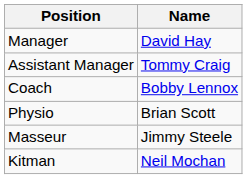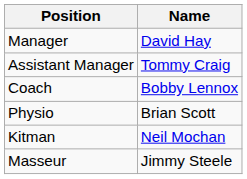rows swapped: (37, 137) <-> (32, 161)
